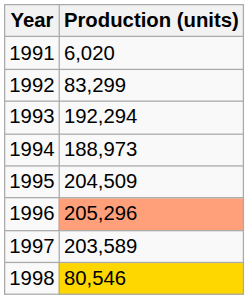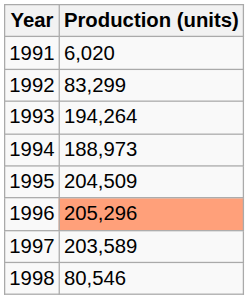(101, 117) 192,294 -> (101, 117) 194,264
(95, 278) gold background -> (95, 278) no background
